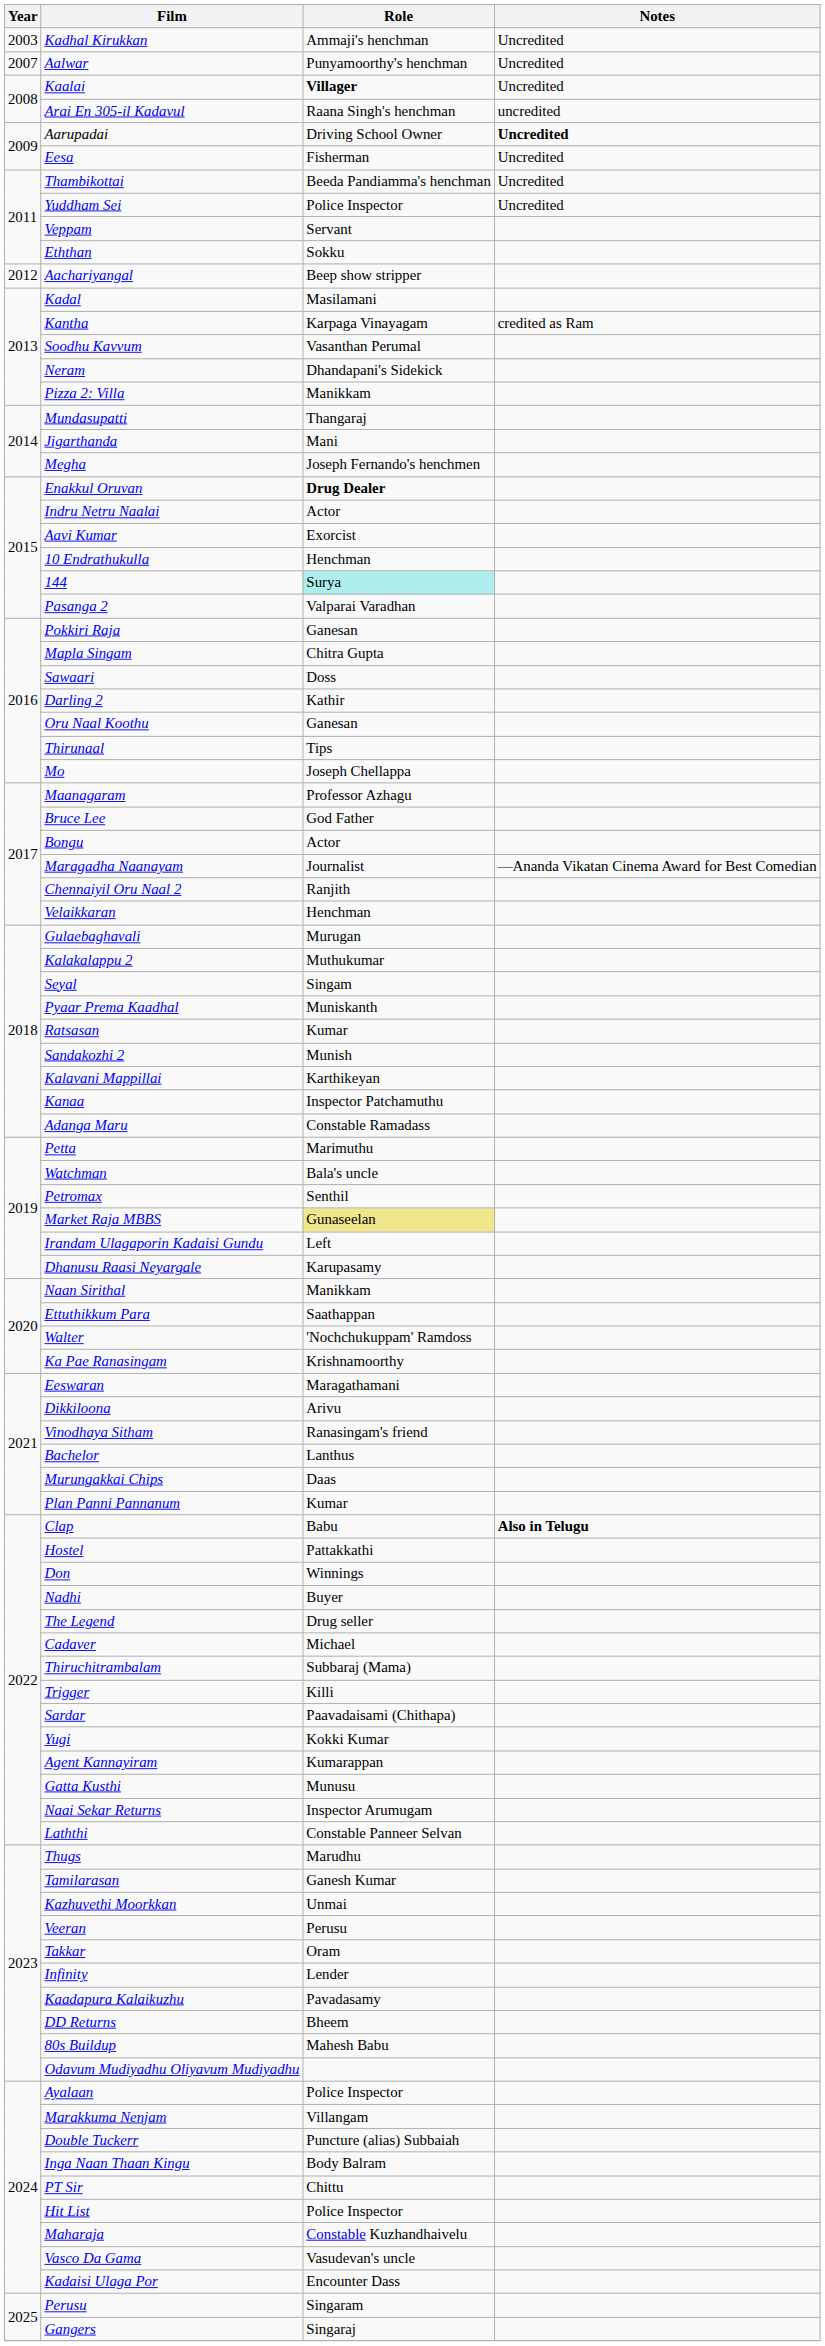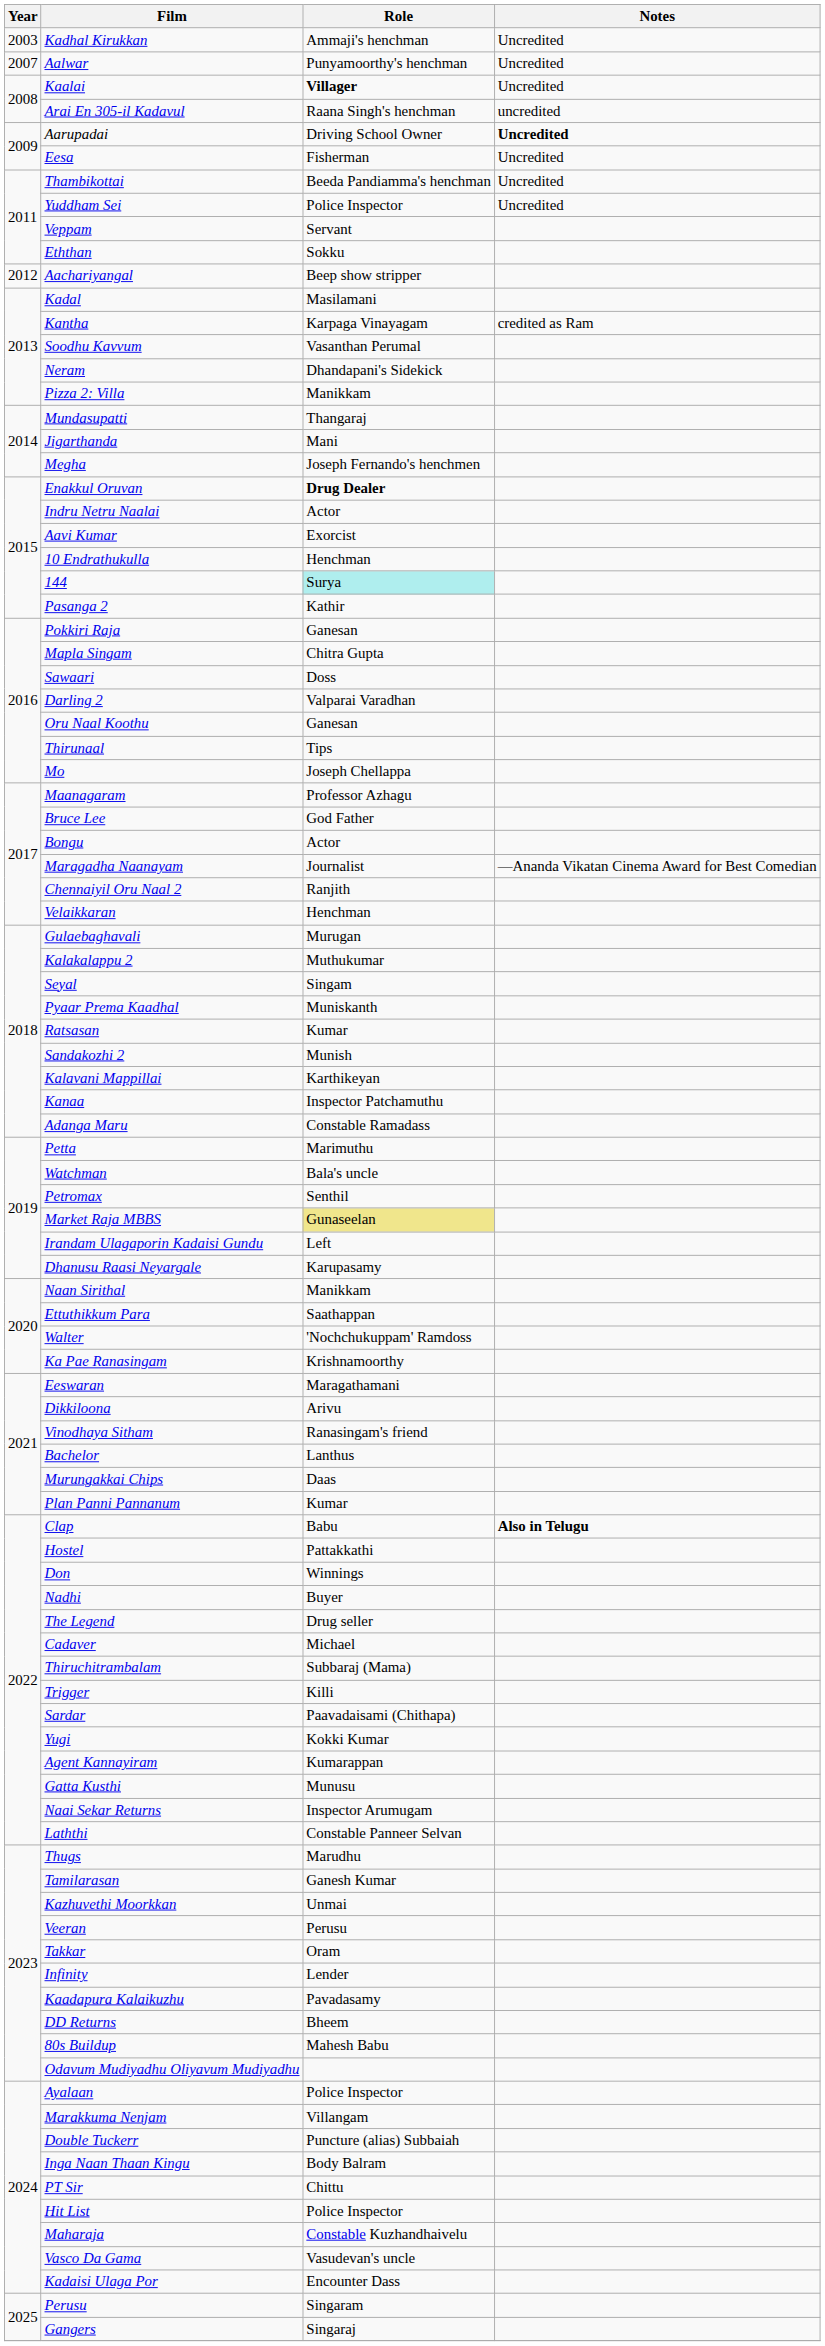(361, 606) Valparai Varadhan -> (325, 606) Kathir
(325, 700) Kathir -> (361, 700) Valparai Varadhan
